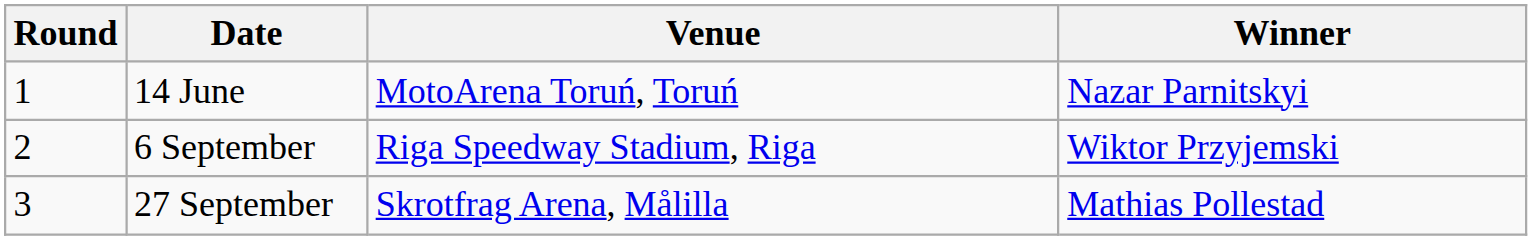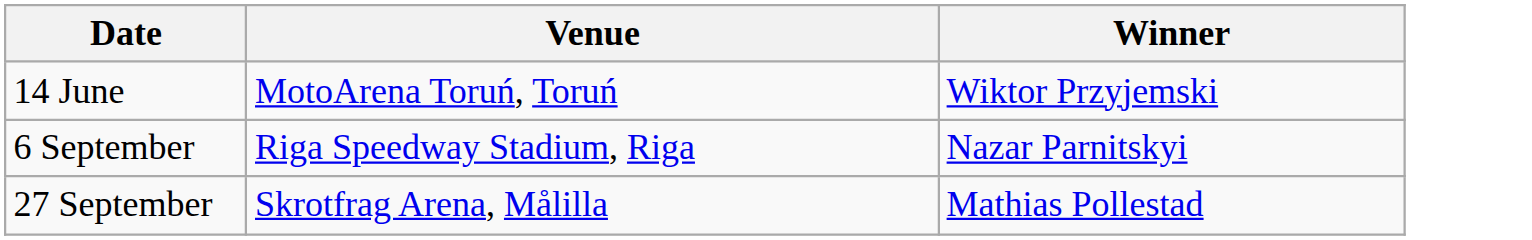- column: (65, 33)
(1188, 90) Nazar Parnitskyi -> (1082, 90) Wiktor Przyjemski
(1203, 147) Wiktor Przyjemski -> (1067, 147) Nazar Parnitskyi
